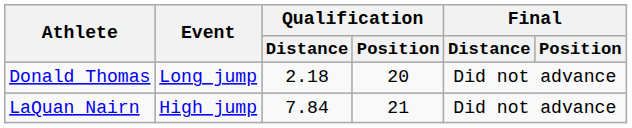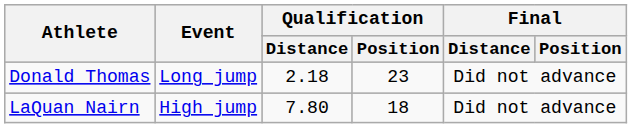(398, 77) 20 -> (398, 77) 23
(307, 108) 7.84 -> (307, 108) 7.80
(398, 108) 21 -> (398, 108) 18
